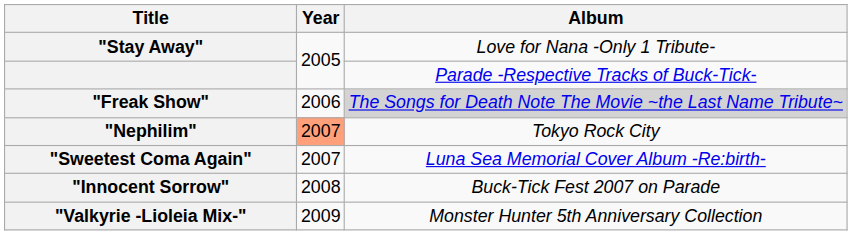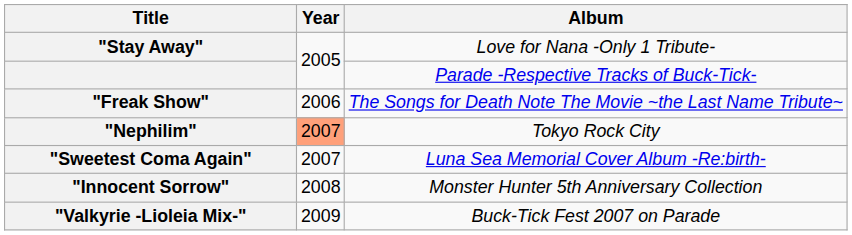(596, 103) lightgrey background -> (596, 103) no background
(596, 187) Buck-Tick Fest 2007 on Parade -> (596, 187) Monster Hunter 5th Anniversary Collection
(596, 215) Monster Hunter 5th Anniversary Collection -> (596, 215) Buck-Tick Fest 2007 on Parade
